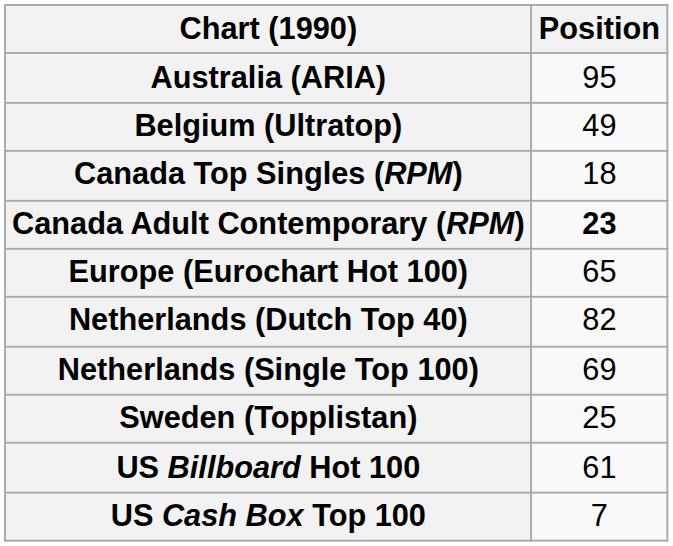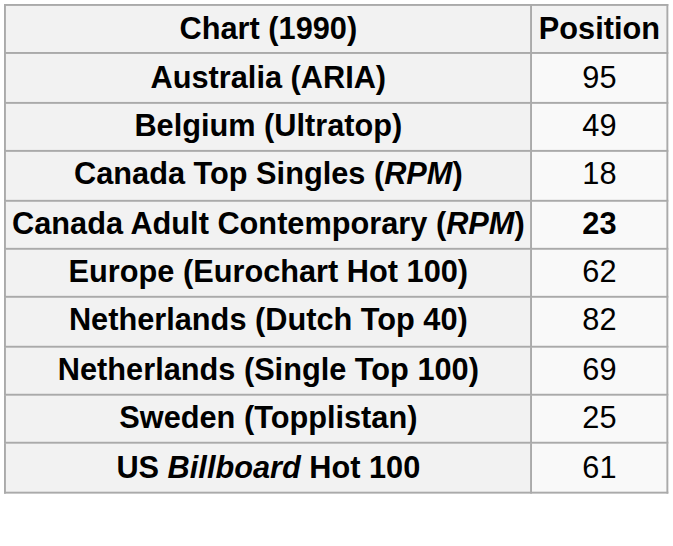(599, 272) 65 -> (599, 272) 62
- row: (268, 516)
